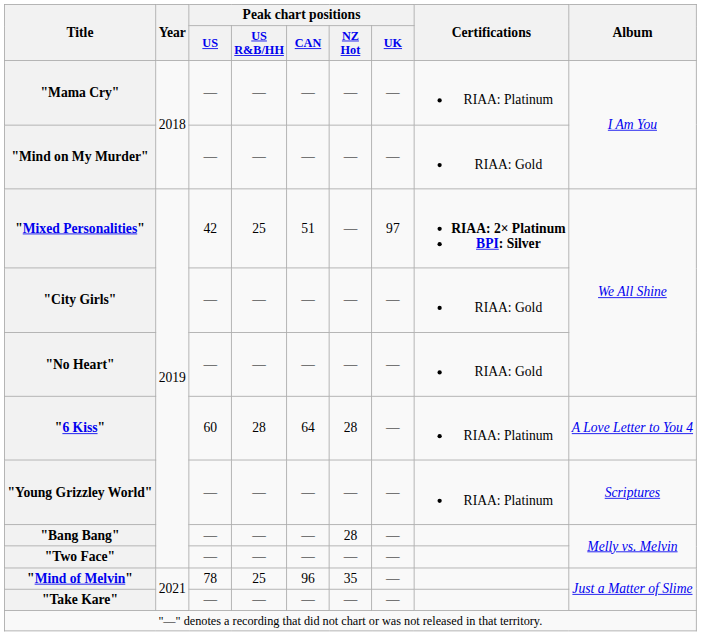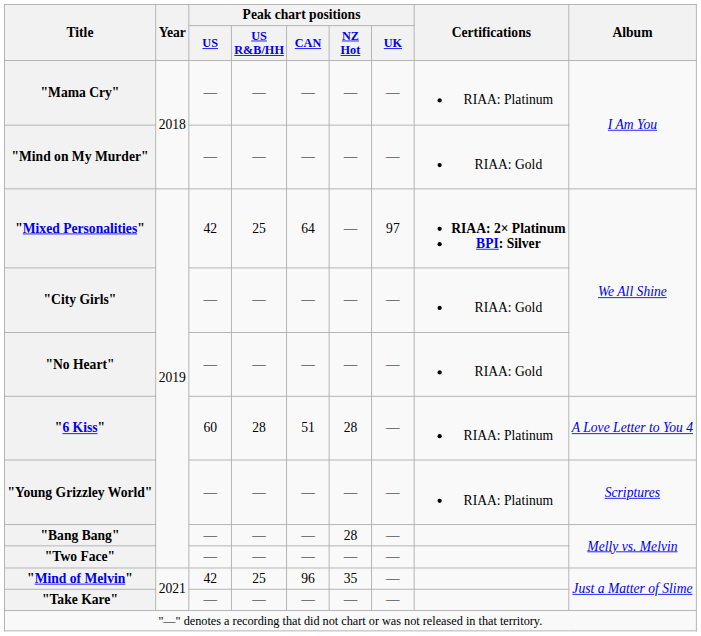(308, 228) 51 -> (308, 228) 64
(308, 428) 64 -> (308, 428) 51
(210, 578) 78 -> (210, 578) 42
